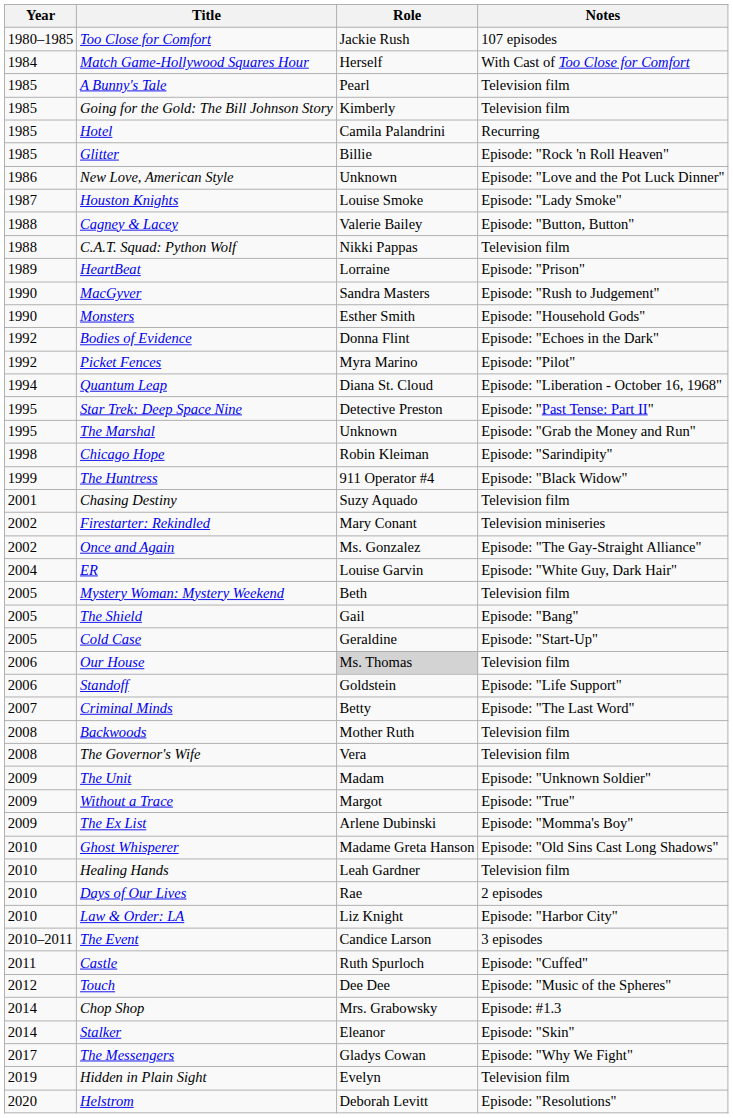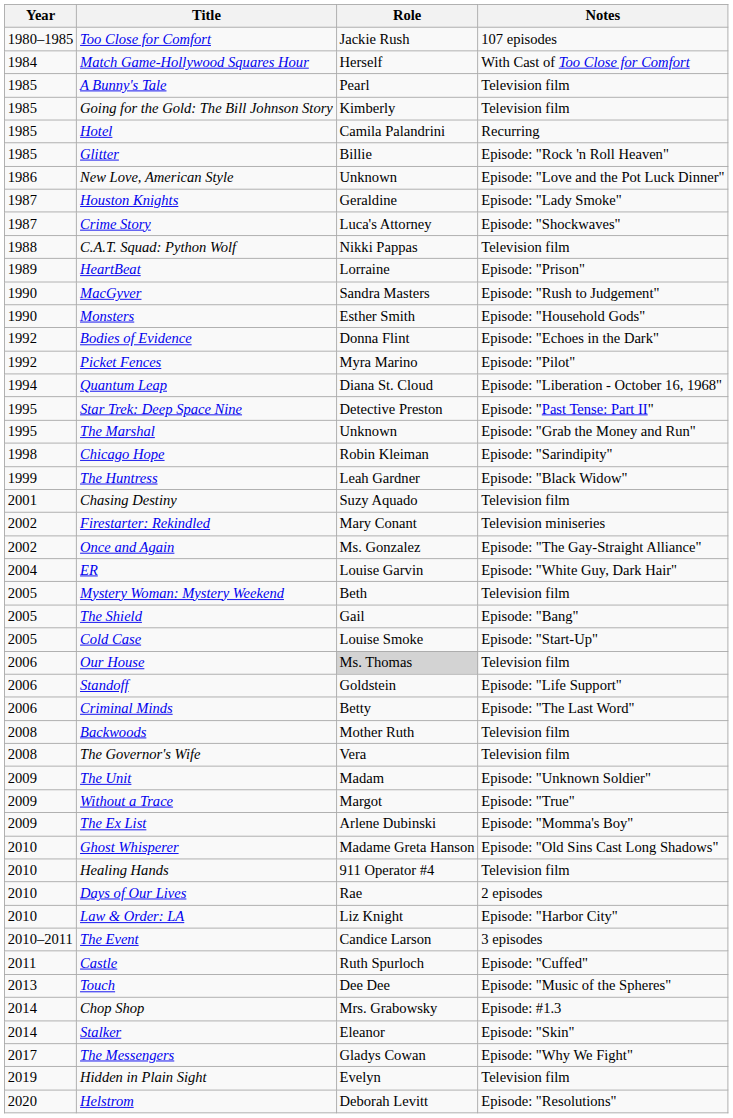(381, 200) Louise Smoke -> (368, 200) Geraldine
+ row: (115, 223)
- row: (129, 223)
(387, 477) 911 Operator #4 -> (380, 477) Leah Gardner
(368, 639) Geraldine -> (381, 639) Louise Smoke
(22, 708) 2007 -> (22, 708) 2006
(380, 870) Leah Gardner -> (387, 870) 911 Operator #4
(22, 985) 2012 -> (22, 985) 2013
